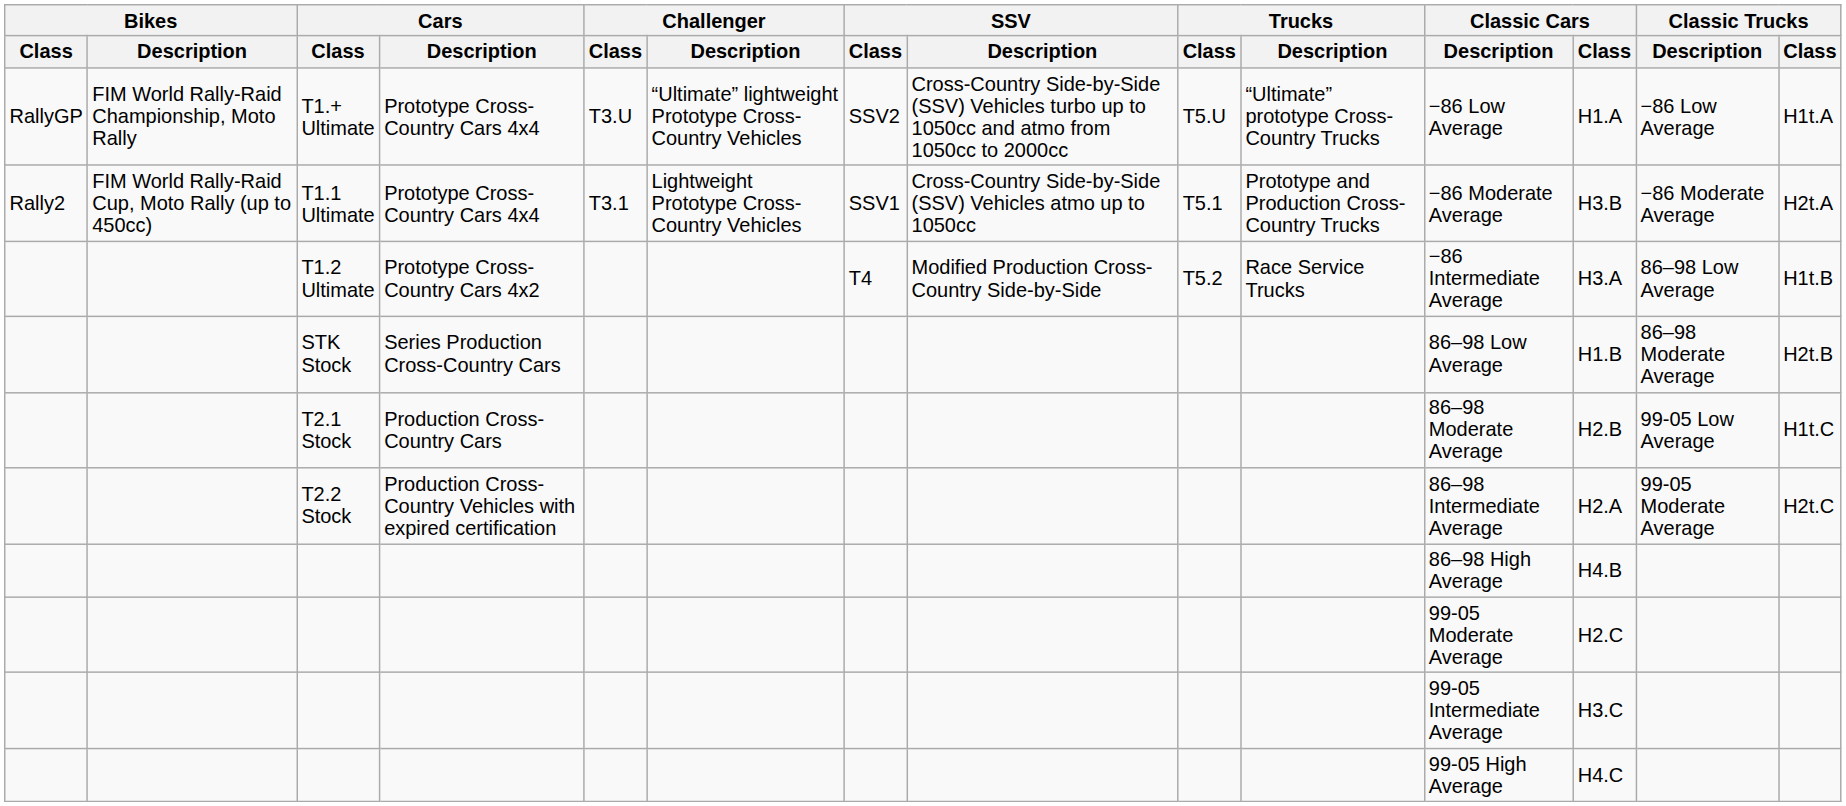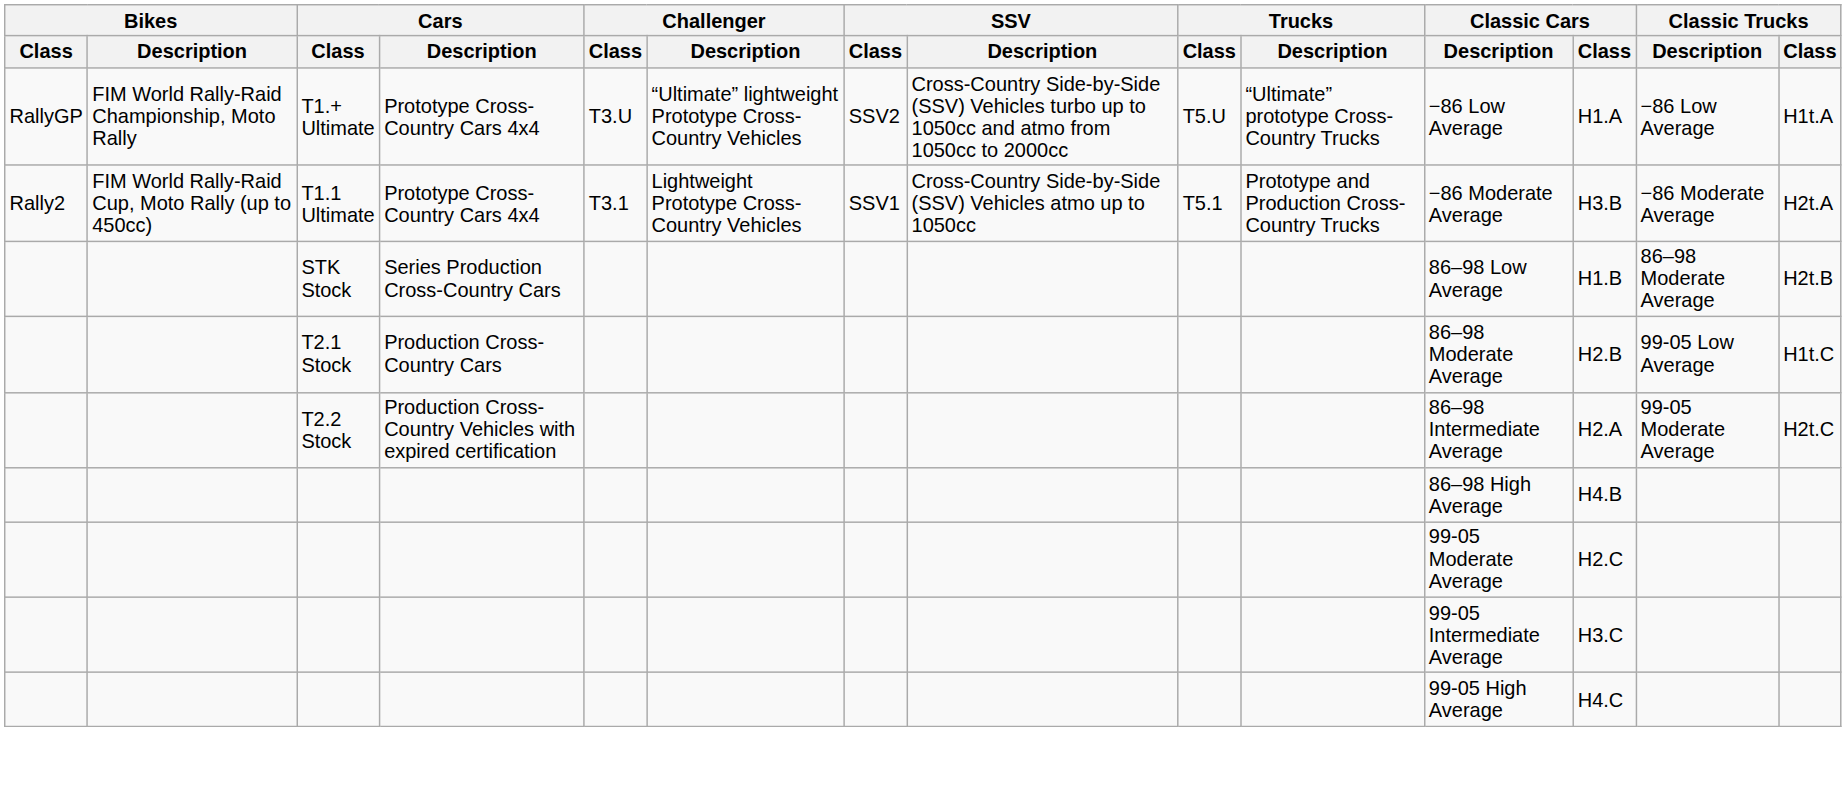- row: (338, 278)
